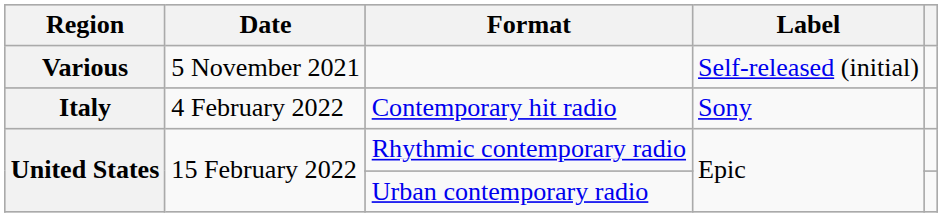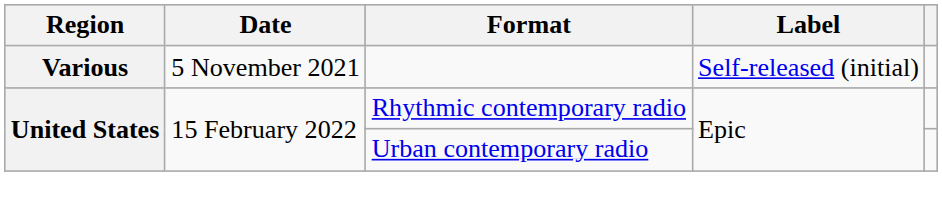- row: (494, 107)
